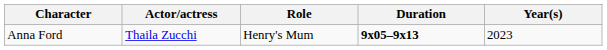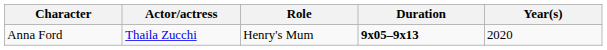(500, 34) 2023 -> (500, 34) 2020
